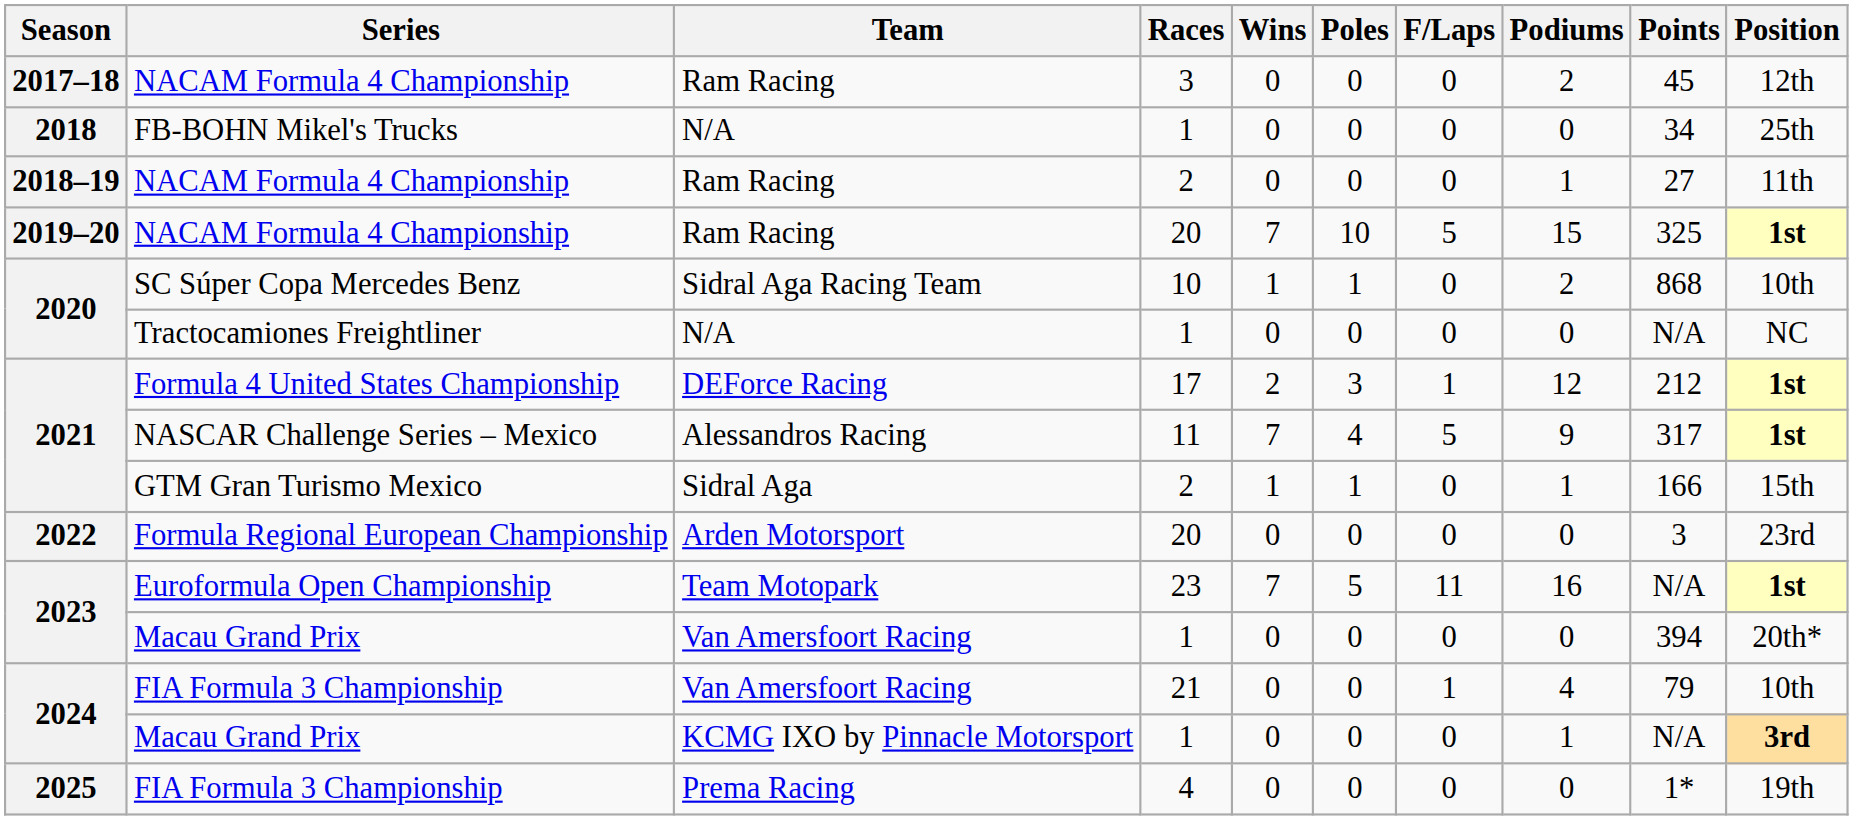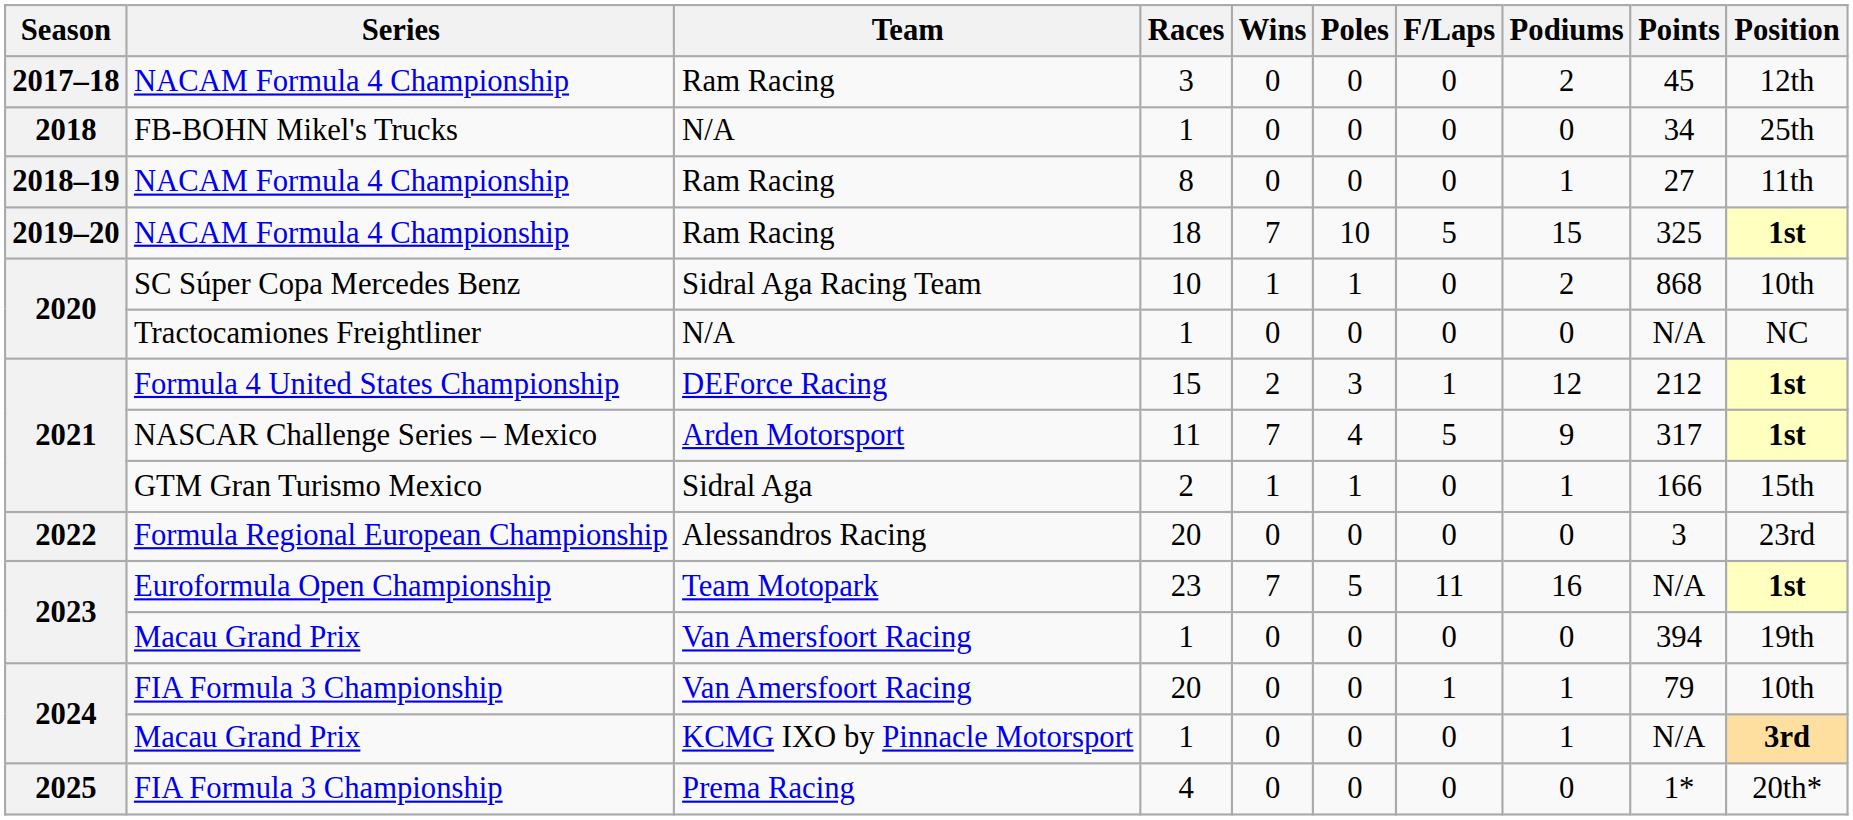(1186, 181) 2 -> (1186, 181) 8
(1186, 232) 20 -> (1186, 232) 18
(1186, 384) 17 -> (1186, 384) 15
(804, 434) Alessandros Racing -> (793, 434) Arden Motorsport
(793, 536) Arden Motorsport -> (804, 536) Alessandros Racing
(1787, 637) 20th* -> (1787, 637) 19th
(1186, 687) 21 -> (1186, 687) 20
(1567, 687) 4 -> (1567, 687) 1
(1787, 788) 19th -> (1787, 788) 20th*
